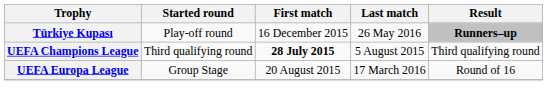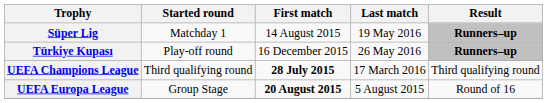+ row: (73, 32)
(390, 51) 5 August 2015 -> (390, 70) 17 March 2016
(303, 70) normal -> (303, 88) bold
(390, 70) 17 March 2016 -> (390, 88) 5 August 2015
